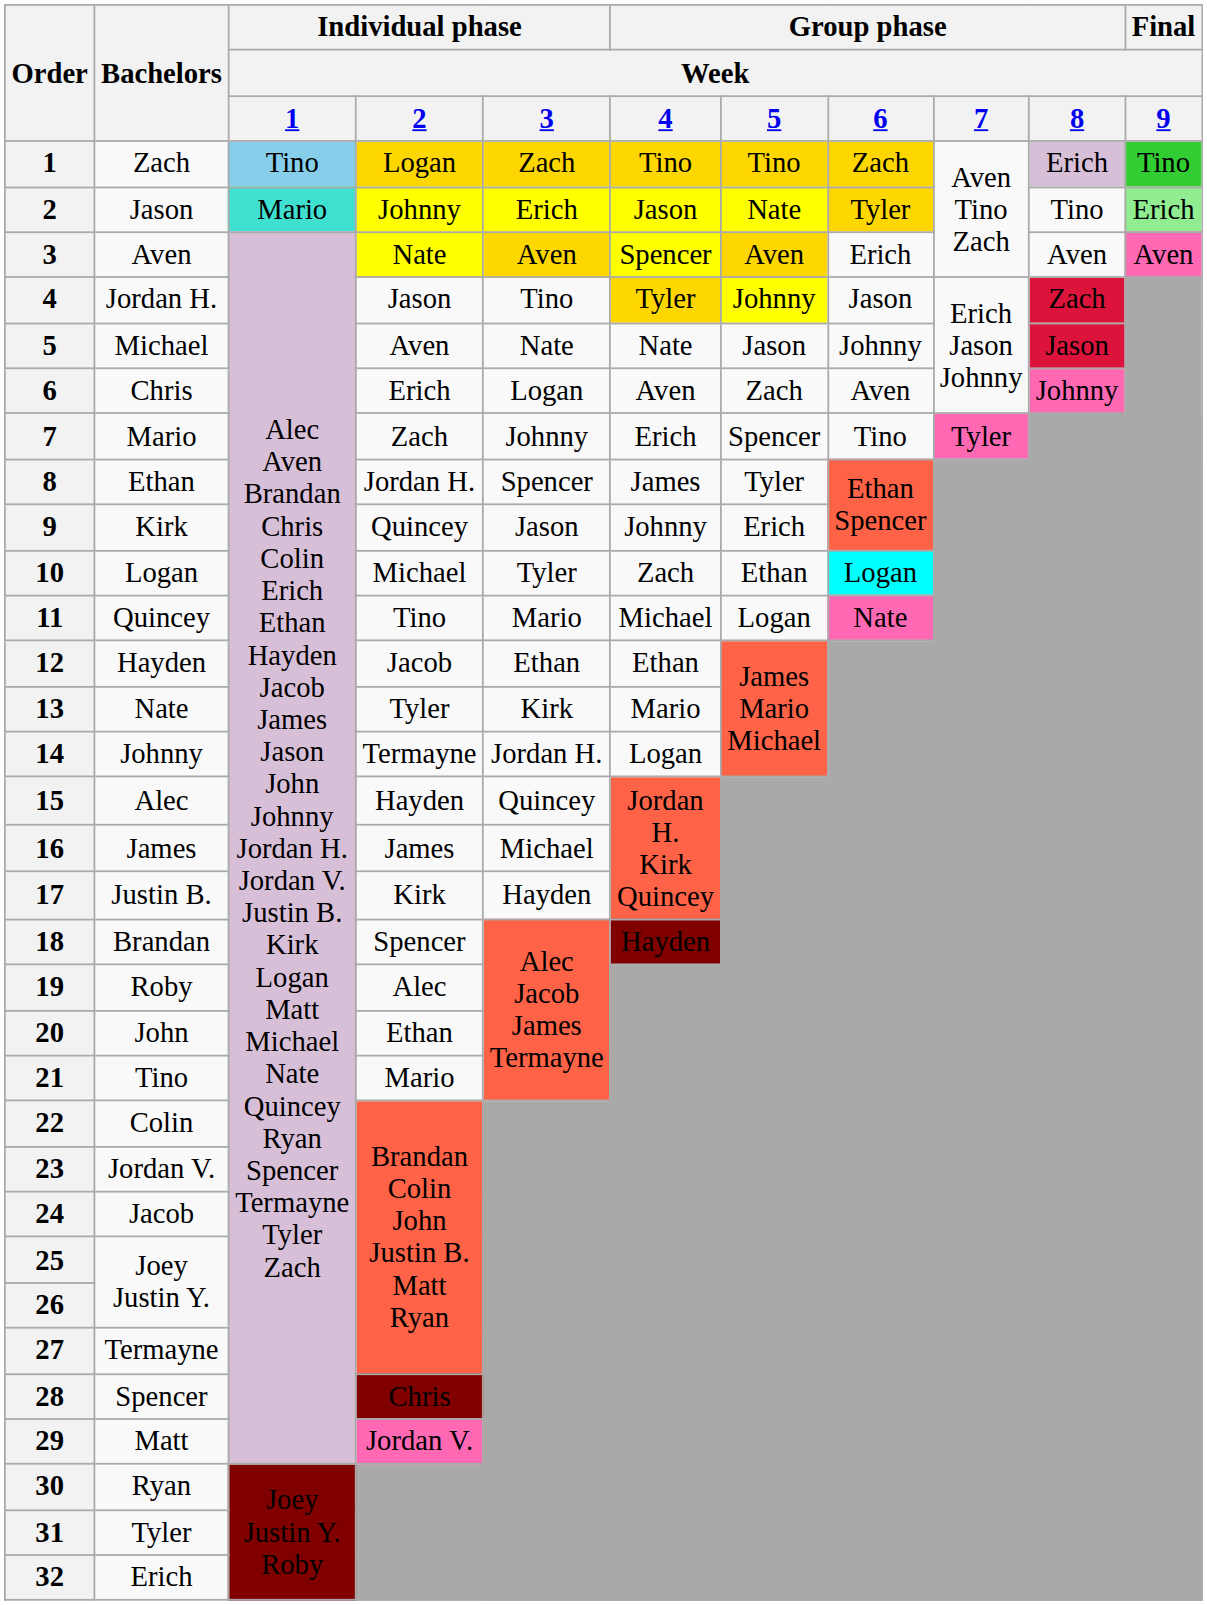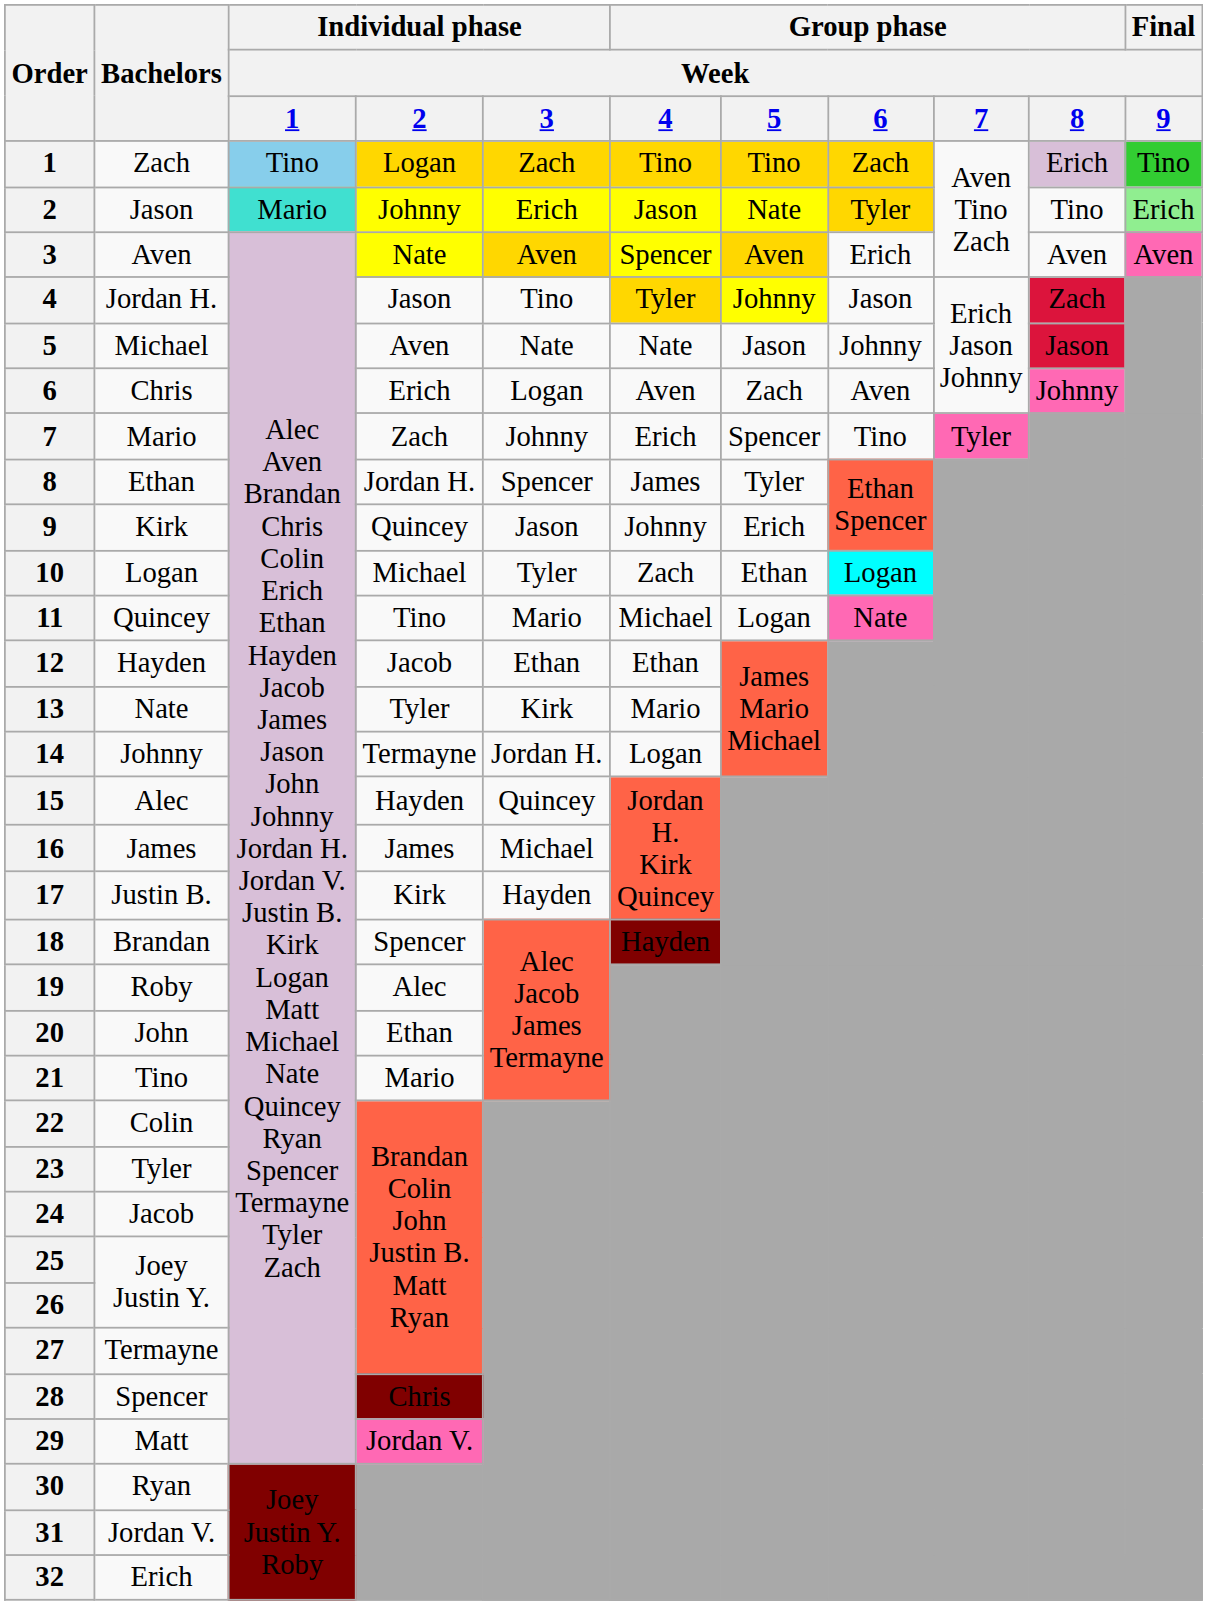(162, 1168) Jordan V. -> (161, 1168) Tyler
(161, 1531) Tyler -> (162, 1531) Jordan V.
